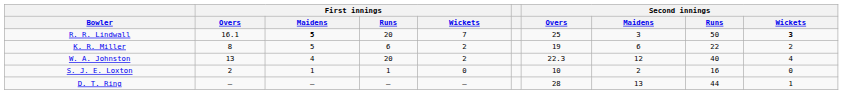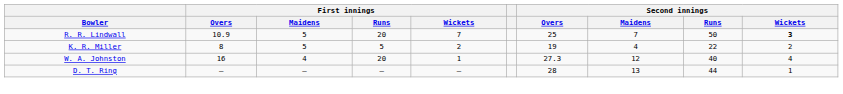(230, 35) 16.1 -> (221, 35) 10.9
(312, 35) bold -> (304, 35) normal
(639, 35) 3 -> (636, 35) 7
(388, 47) 6 -> (382, 47) 5
(639, 47) 6 -> (636, 47) 4
(230, 59) 13 -> (221, 59) 16
(464, 59) 2 -> (459, 59) 1
(556, 59) 22.3 -> (552, 59) 27.3
- row: (100, 71)
